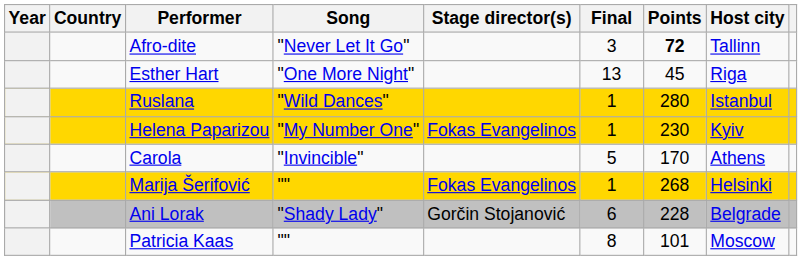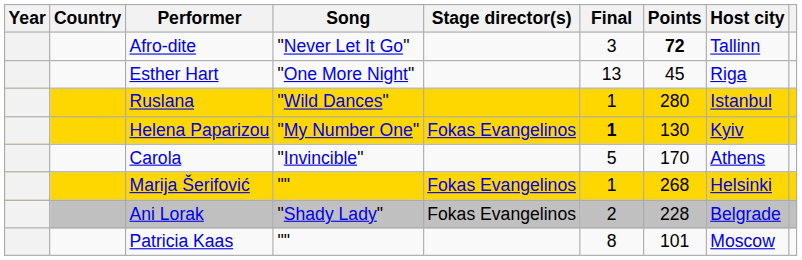(612, 130) normal -> (612, 130) bold
(675, 130) 230 -> (675, 130) 130
(496, 213) Gorčin Stojanović -> (502, 213) Fokas Evangelinos
(612, 213) 6 -> (612, 213) 2
